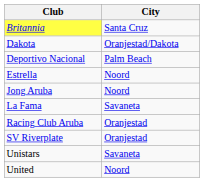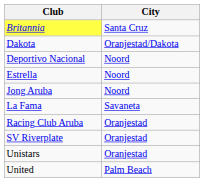(128, 59) Palm Beach -> (117, 59) Noord
(122, 153) Savaneta -> (126, 153) Oranjestad
(117, 169) Noord -> (128, 169) Palm Beach
